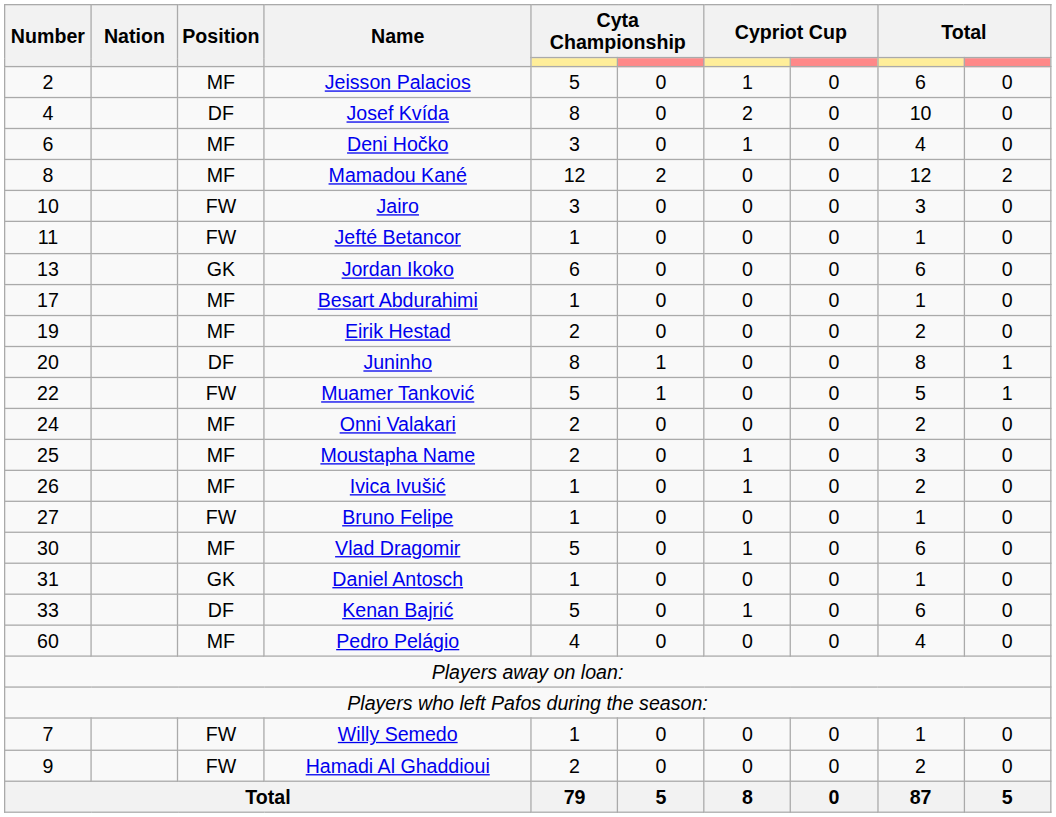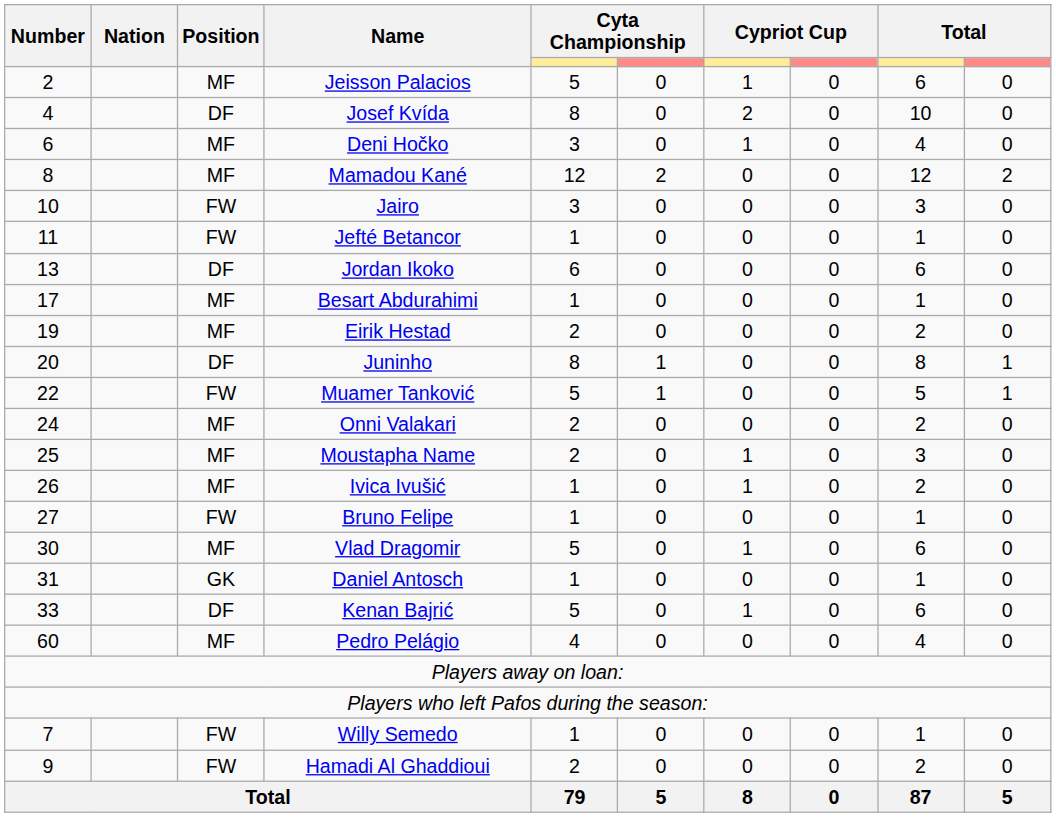(221, 269) GK -> (221, 269) DF
